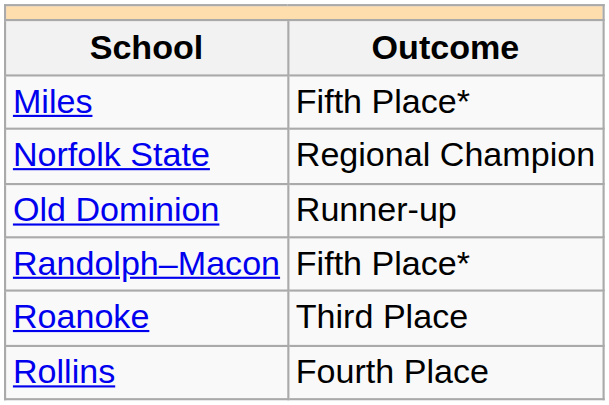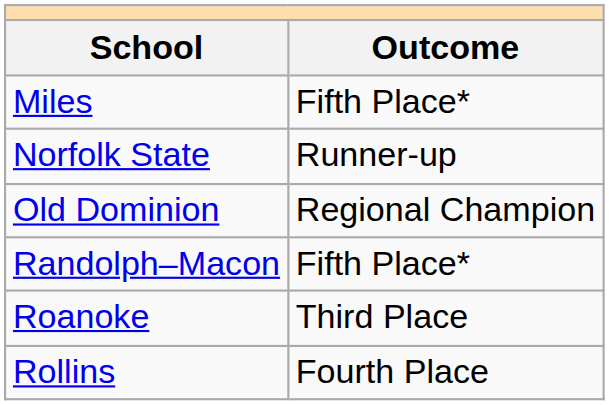(445, 155) Regional Champion -> (376, 155) Runner-up
(376, 209) Runner-up -> (445, 209) Regional Champion
